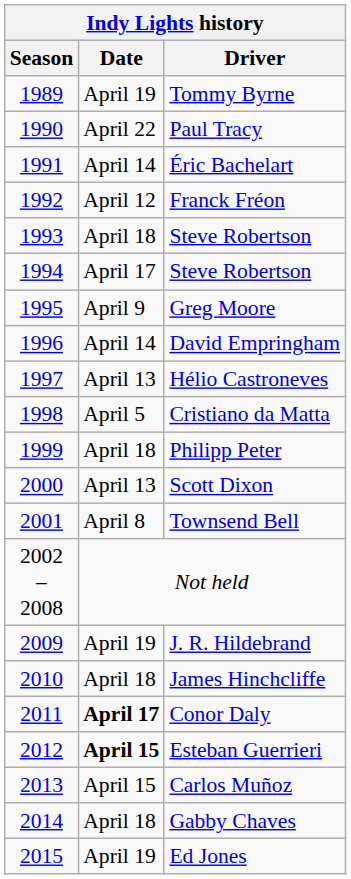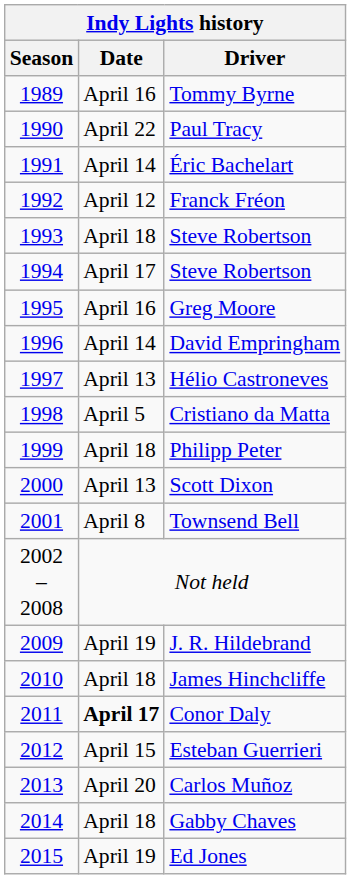(120, 93) April 19 -> (120, 93) April 16
(114, 307) April 9 -> (120, 307) April 16
(121, 749) bold -> (120, 749) normal
(120, 785) April 15 -> (120, 785) April 20
